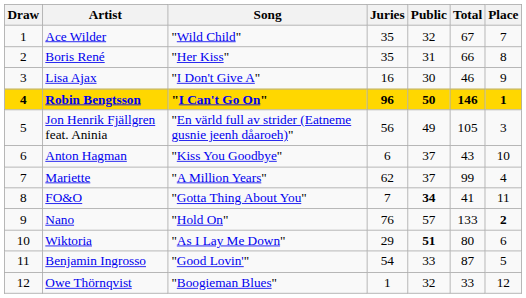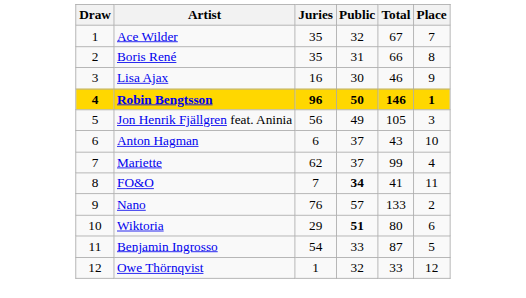- column: (268, 15)
(503, 219) bold -> (432, 204) normal
